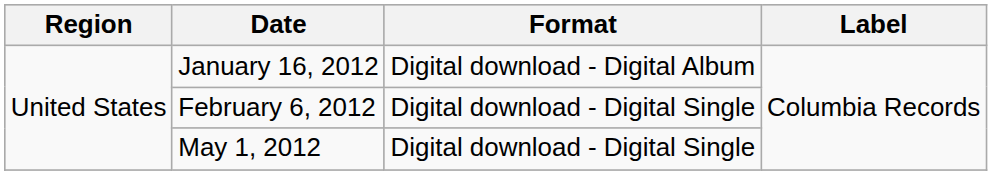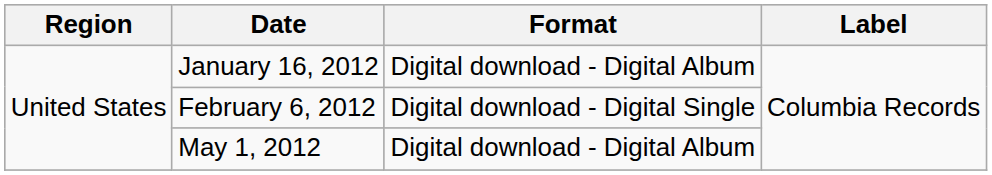(573, 148) Digital download - Digital Single -> (573, 148) Digital download - Digital Album
